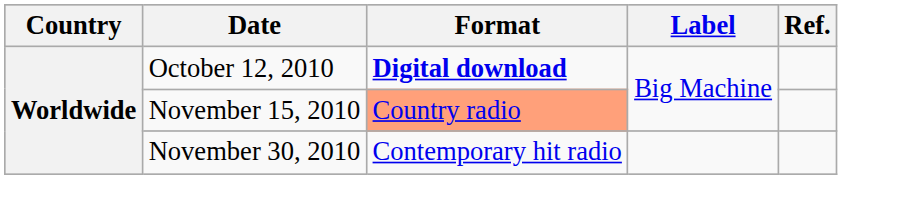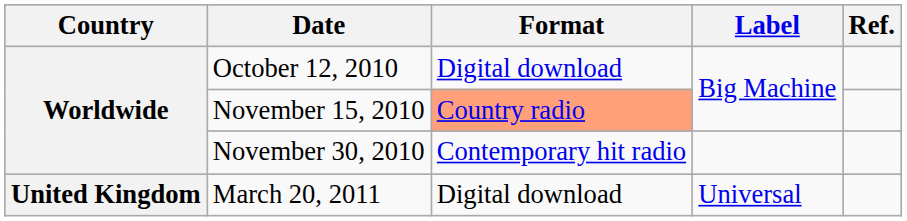(470, 67) bold -> (529, 67) normal
+ row: (297, 194)
